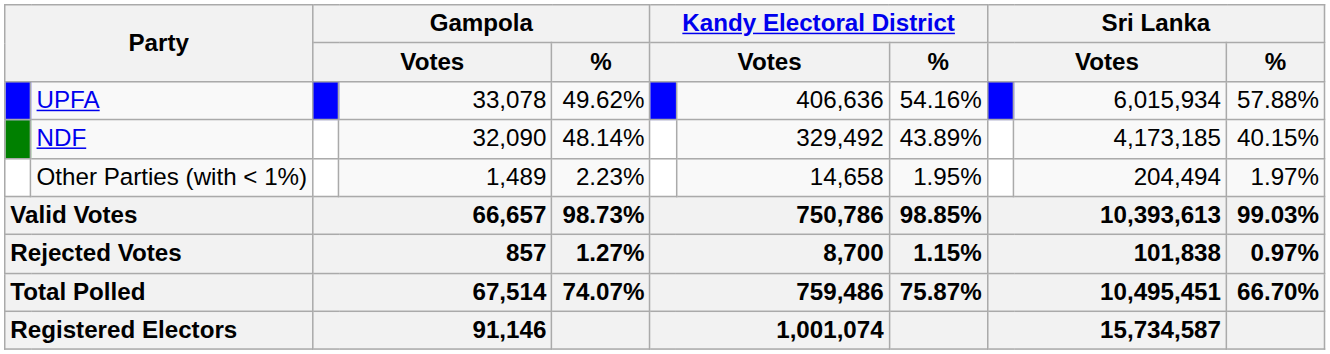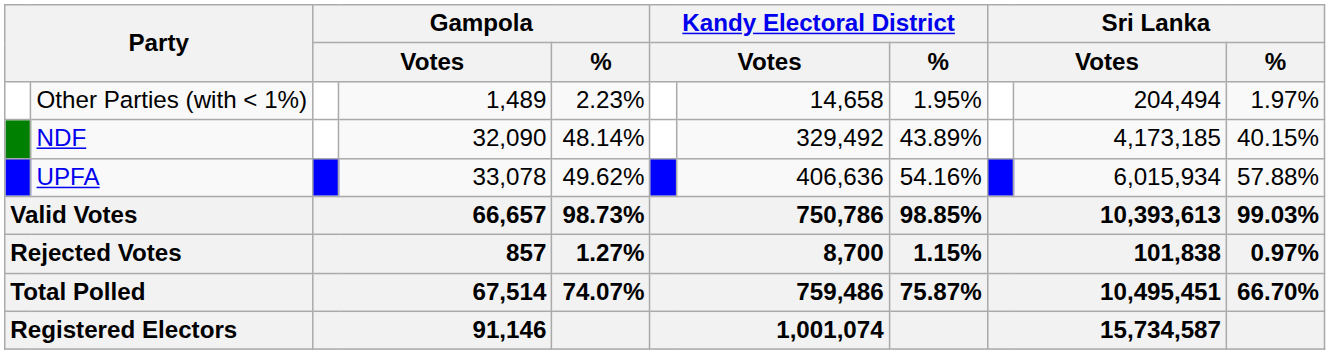rows swapped: (68, 100) <-> (172, 176)
